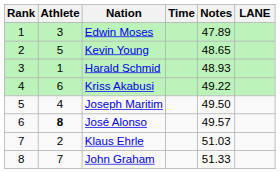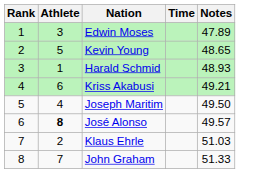- column: (255, 13)
(216, 86) 49.22 -> (216, 86) 49.21
